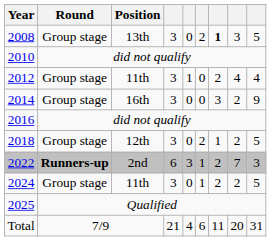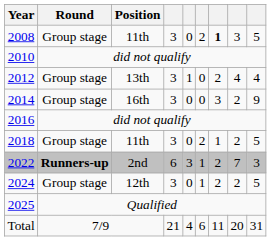(138, 36) 13th -> (138, 36) 11th
(138, 78) 11th -> (138, 78) 13th
(138, 141) 12th -> (138, 141) 11th
(138, 183) 11th -> (138, 183) 12th
